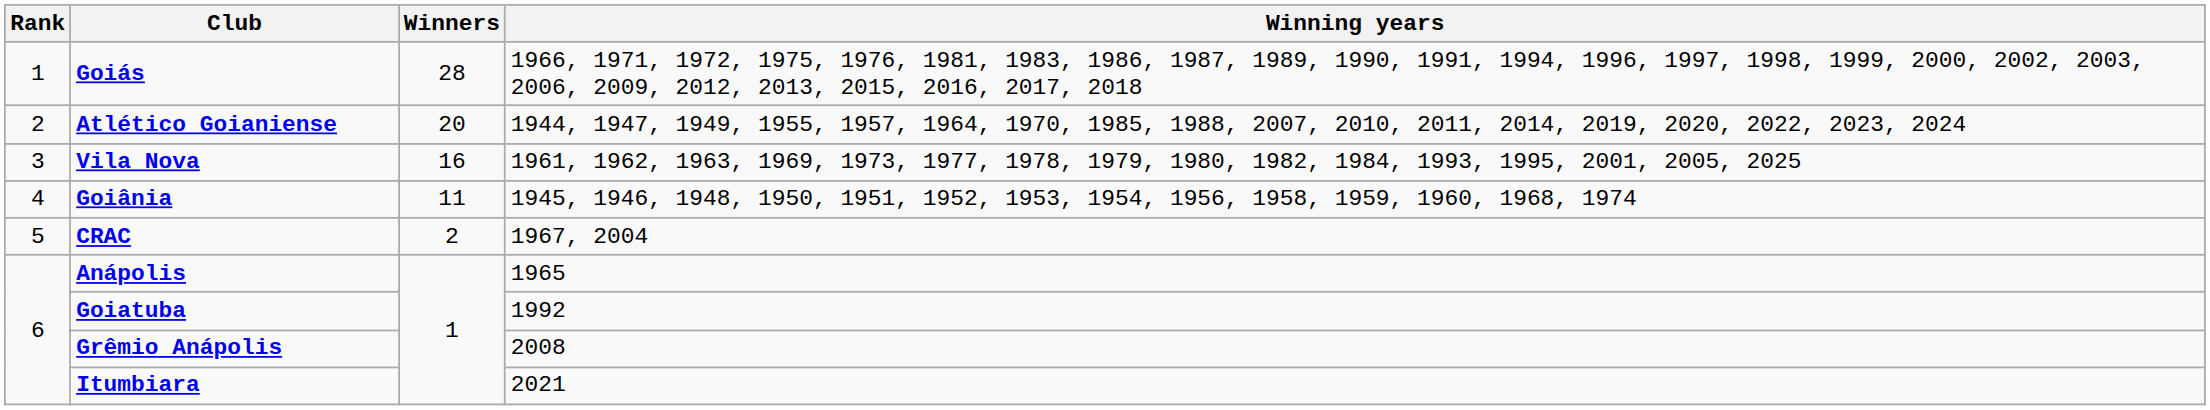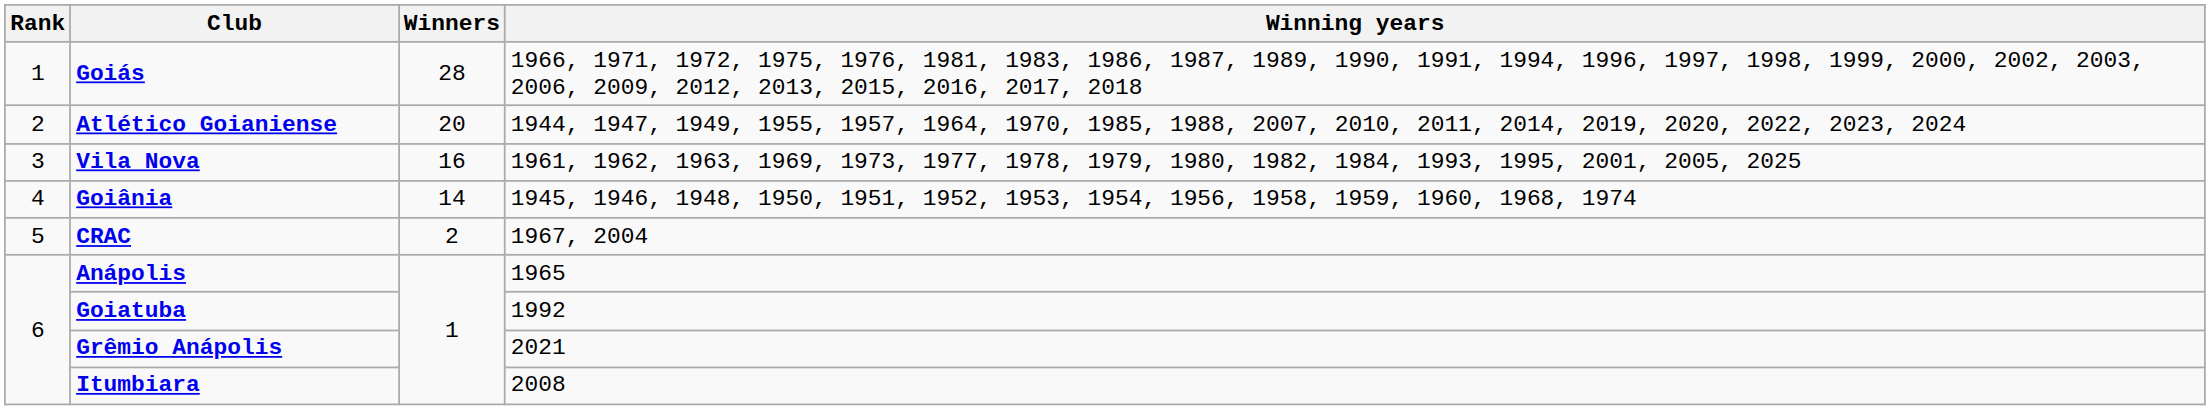(452, 199) 11 -> (452, 199) 14
(538, 348) 2008 -> (538, 348) 2021
(538, 386) 2021 -> (538, 386) 2008
